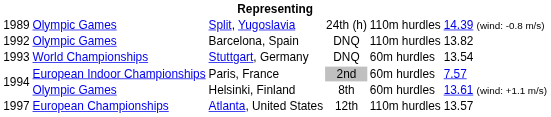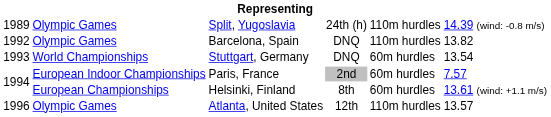(75, 90) Olympic Games -> (101, 90) European Championships
(16, 106) 1997 -> (16, 106) 1996
(101, 106) European Championships -> (75, 106) Olympic Games
